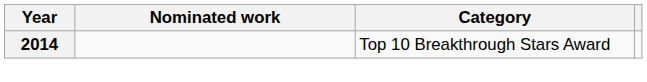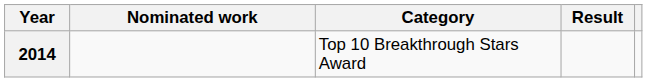+ column: (598, 17)
